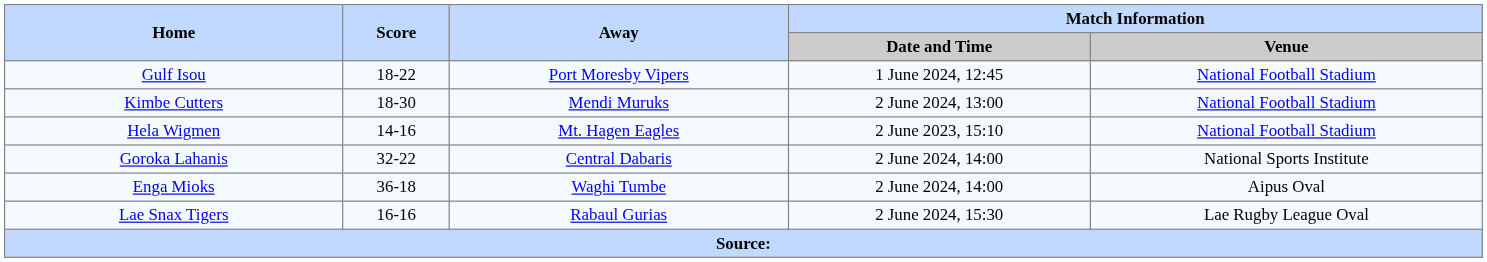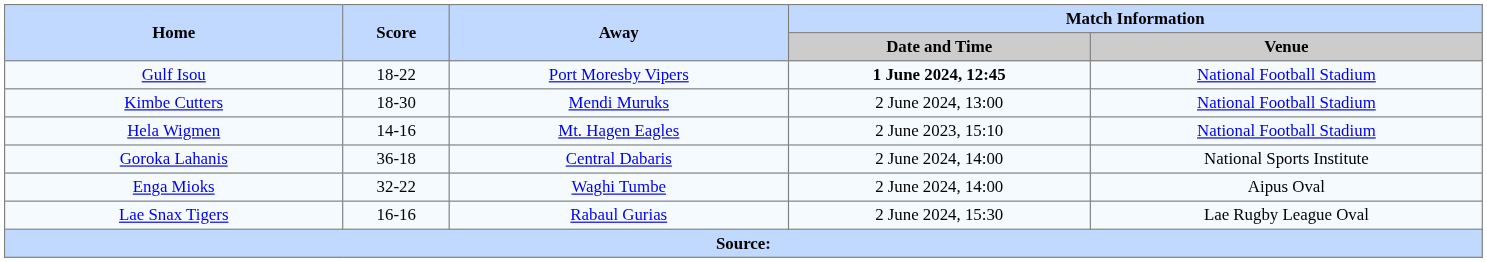(939, 74) normal -> (939, 74) bold
(396, 158) 32-22 -> (396, 158) 36-18
(396, 187) 36-18 -> (396, 187) 32-22
